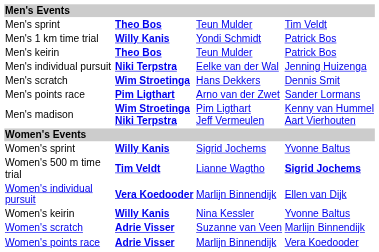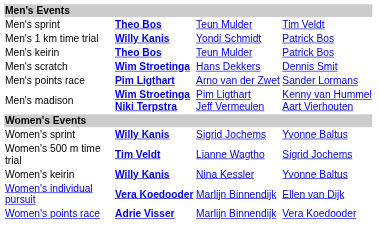- row: (58, 67)
(323, 168) bold -> (317, 154) normal
rows swapped: (40, 214) <-> (49, 194)
- row: (44, 228)
